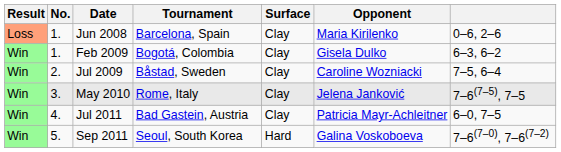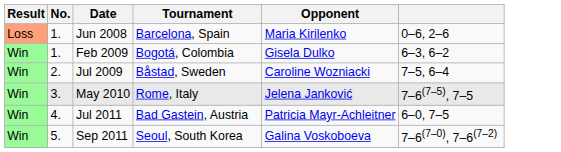- column: (288, 14)
